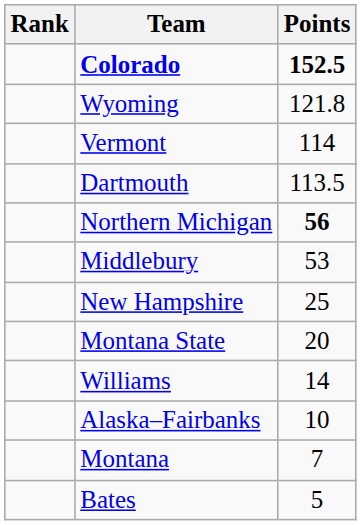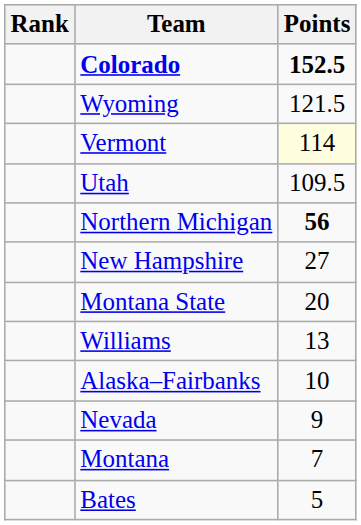(317, 103) 121.8 -> (317, 103) 121.5
(317, 143) no background -> (317, 143) lightyellow background
- row: (134, 182)
+ row: (105, 182)
- row: (139, 261)
(317, 301) 25 -> (317, 261) 27
(317, 380) 14 -> (317, 340) 13
+ row: (118, 420)
